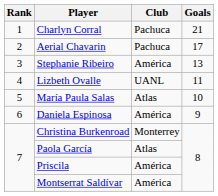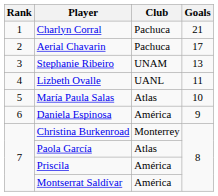(153, 64) América -> (151, 64) UNAM
